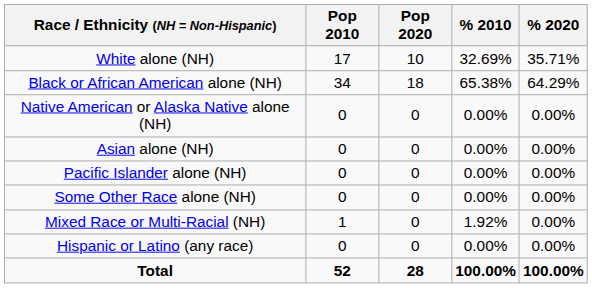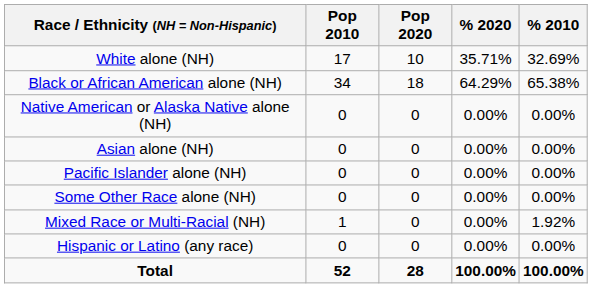columns swapped: (486, 25) <-> (553, 25)
